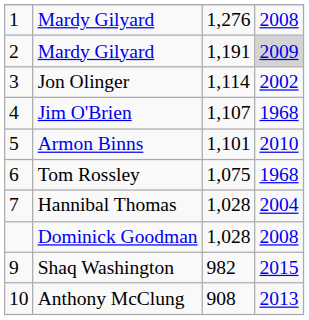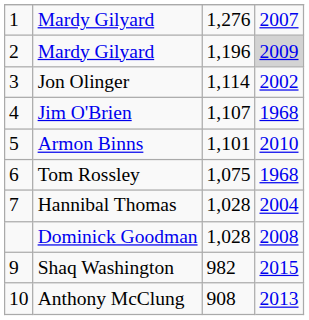(279, 19) 2008 -> (279, 19) 2007
(229, 50) 1,191 -> (229, 50) 1,196
